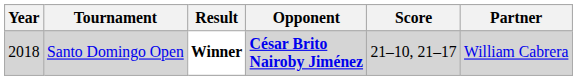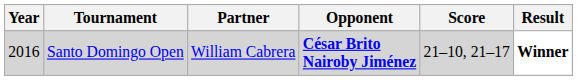columns swapped: (516, 17) <-> (217, 17)
(24, 52) 2018 -> (24, 52) 2016
